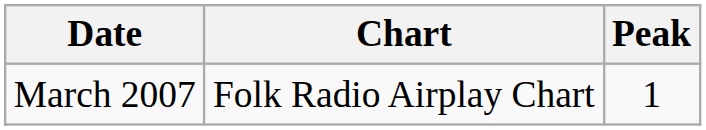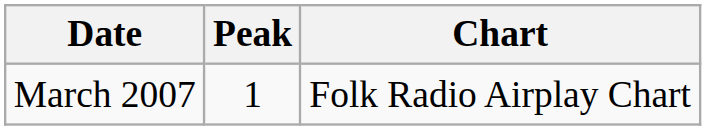columns swapped: (404, 34) <-> (651, 34)
